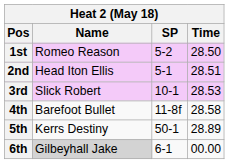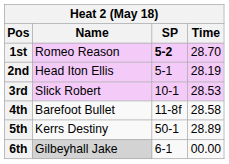(163, 52) normal -> (163, 52) bold
(206, 52) 28.50 -> (206, 52) 28.70
(206, 71) 28.51 -> (206, 71) 28.19
